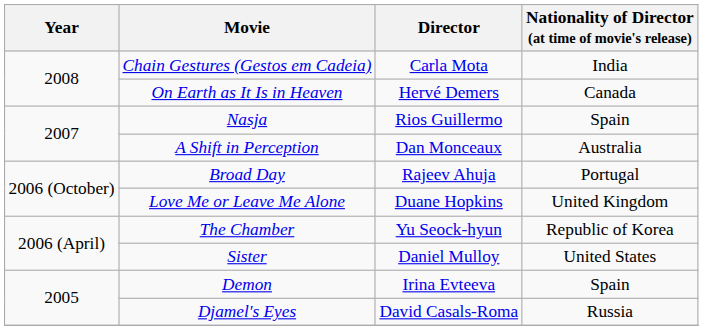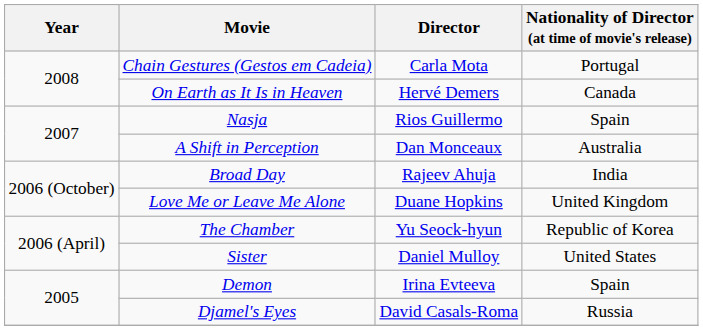(610, 65) India -> (610, 65) Portugal
(610, 174) Portugal -> (610, 174) India
